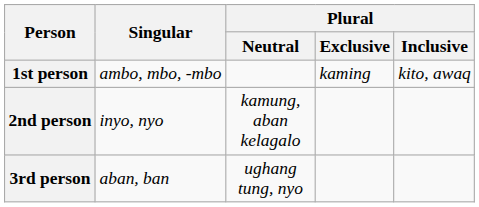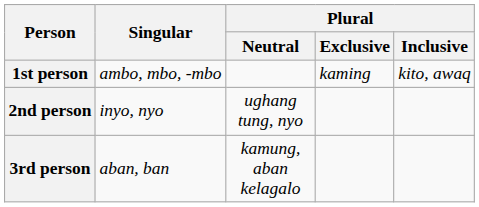(270, 120) kamung, aban kelagalo -> (270, 111) ughang tung, nyo
(270, 178) ughang tung, nyo -> (270, 168) kamung, aban kelagalo
